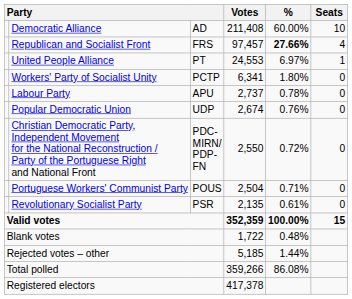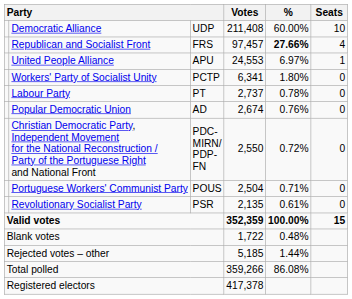(200, 28) AD -> (203, 28) UDP
(199, 61) PT -> (203, 61) APU
(203, 93) APU -> (199, 93) PT
(203, 110) UDP -> (200, 110) AD
